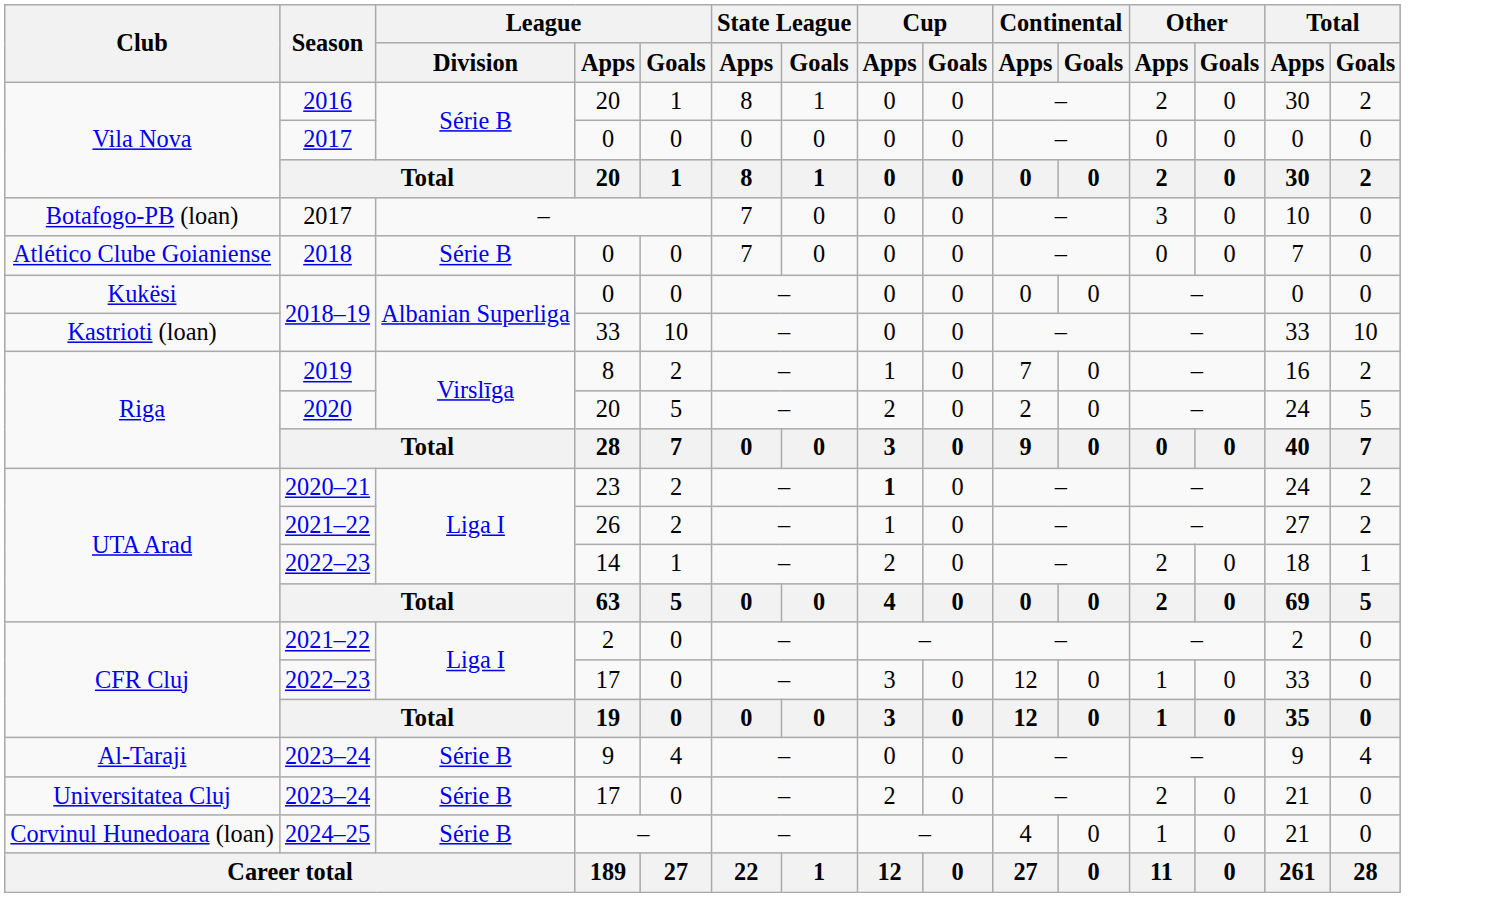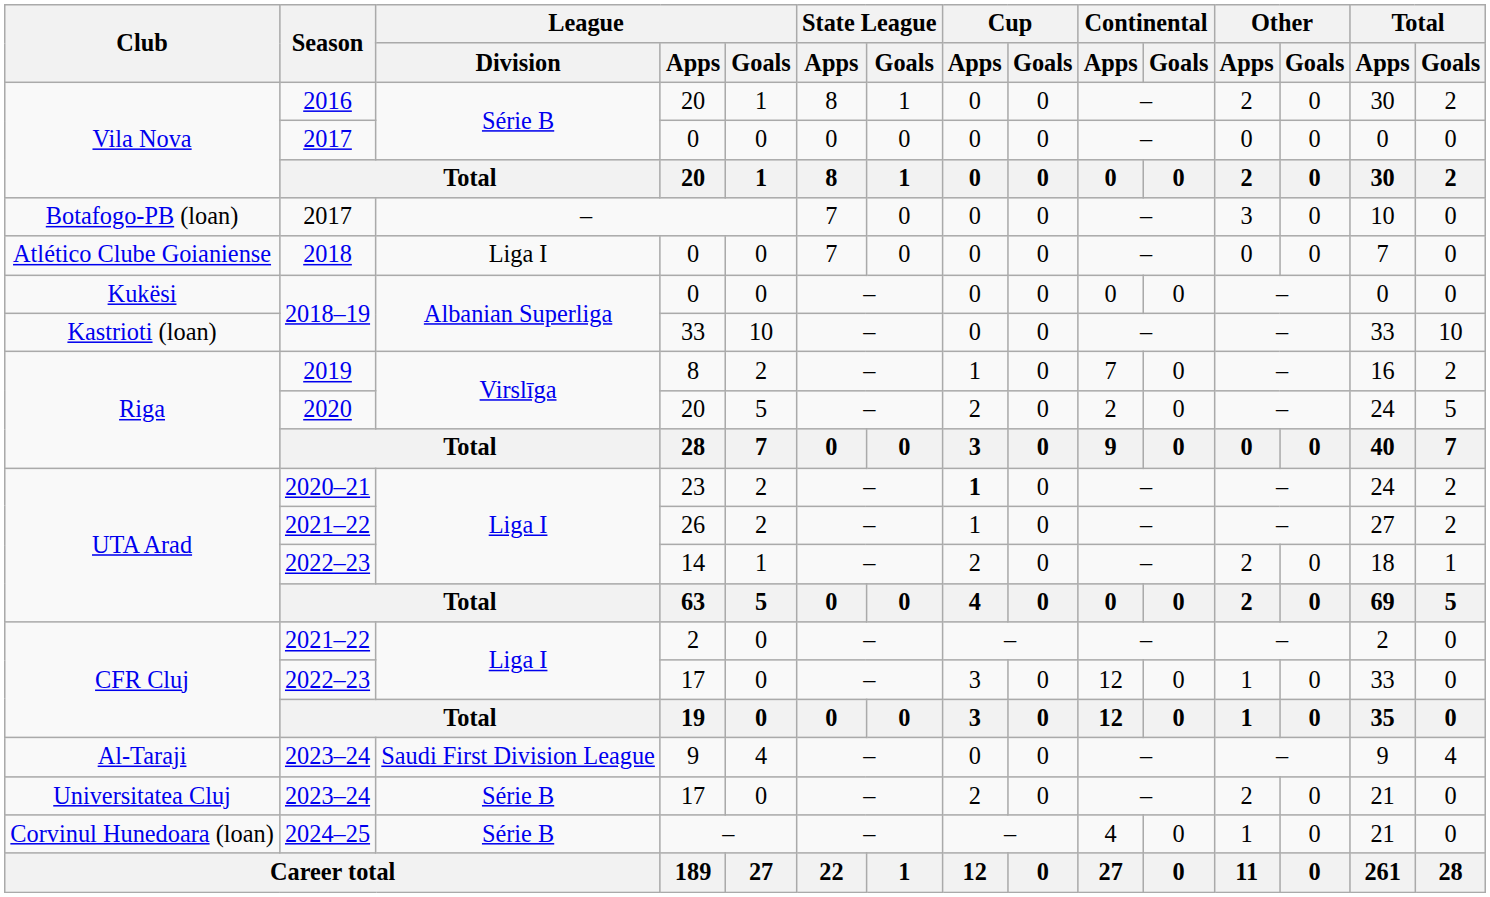(475, 255) Série B -> (518, 255) Liga I
(475, 756) Série B -> (518, 756) Saudi First Division League
